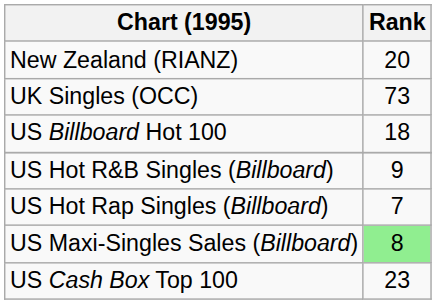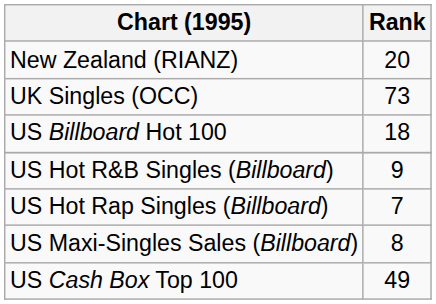(397, 243) lightgreen background -> (397, 243) no background
(397, 280) 23 -> (397, 280) 49
